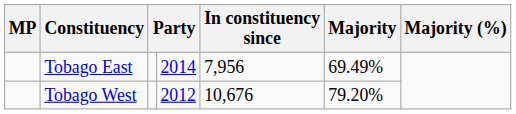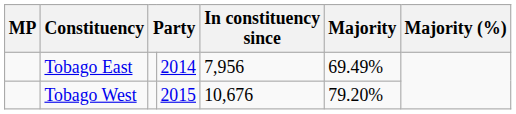(178, 94) 2012 -> (178, 94) 2015
